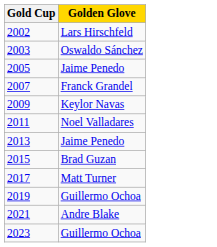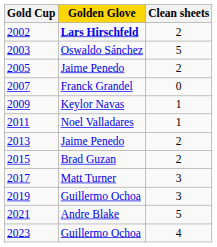+ column: (179, 13)
(97, 31) normal -> (100, 31) bold
